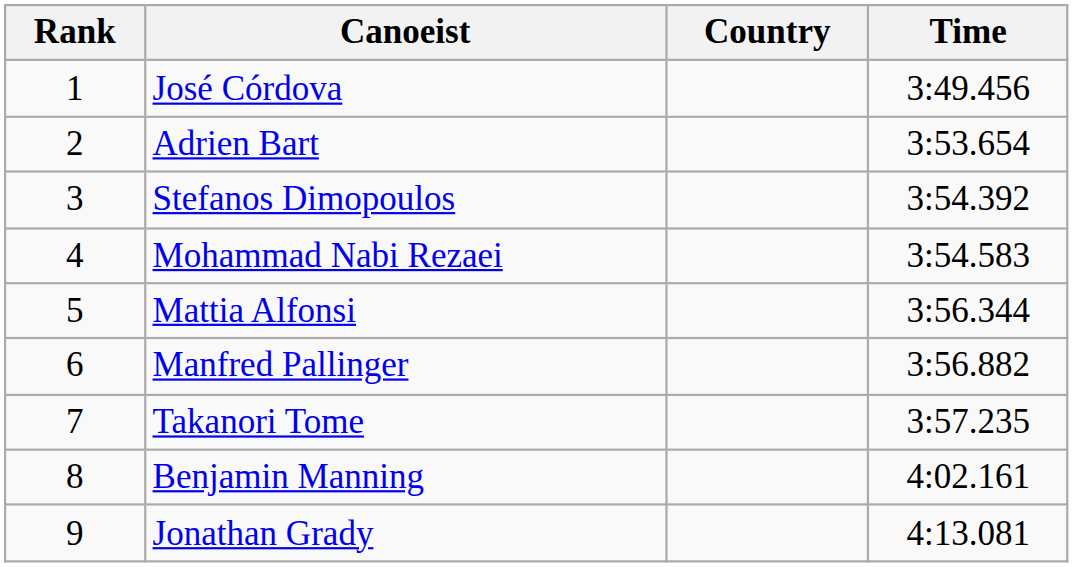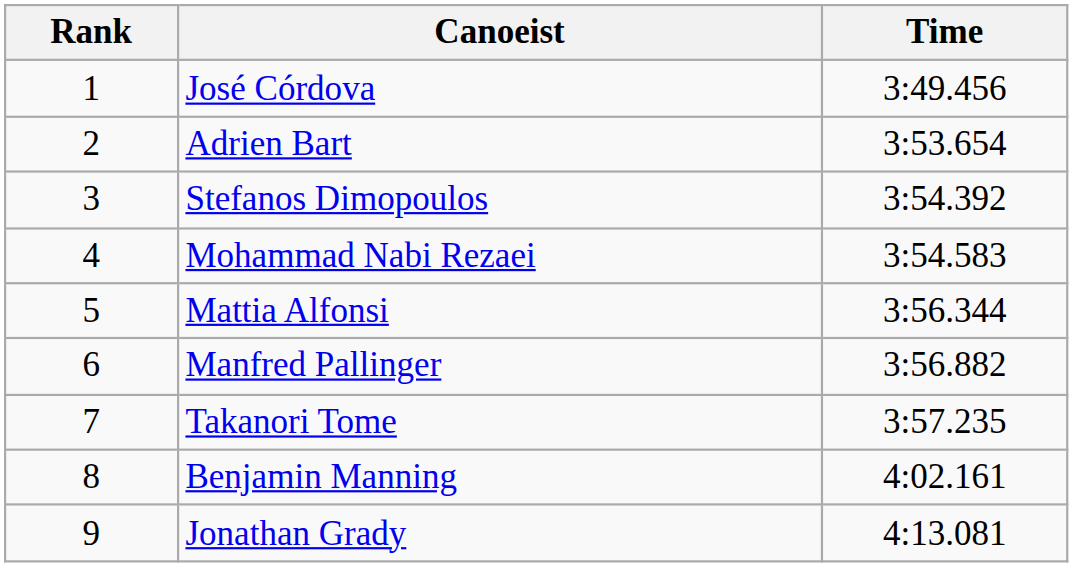- column: (767, 32)
